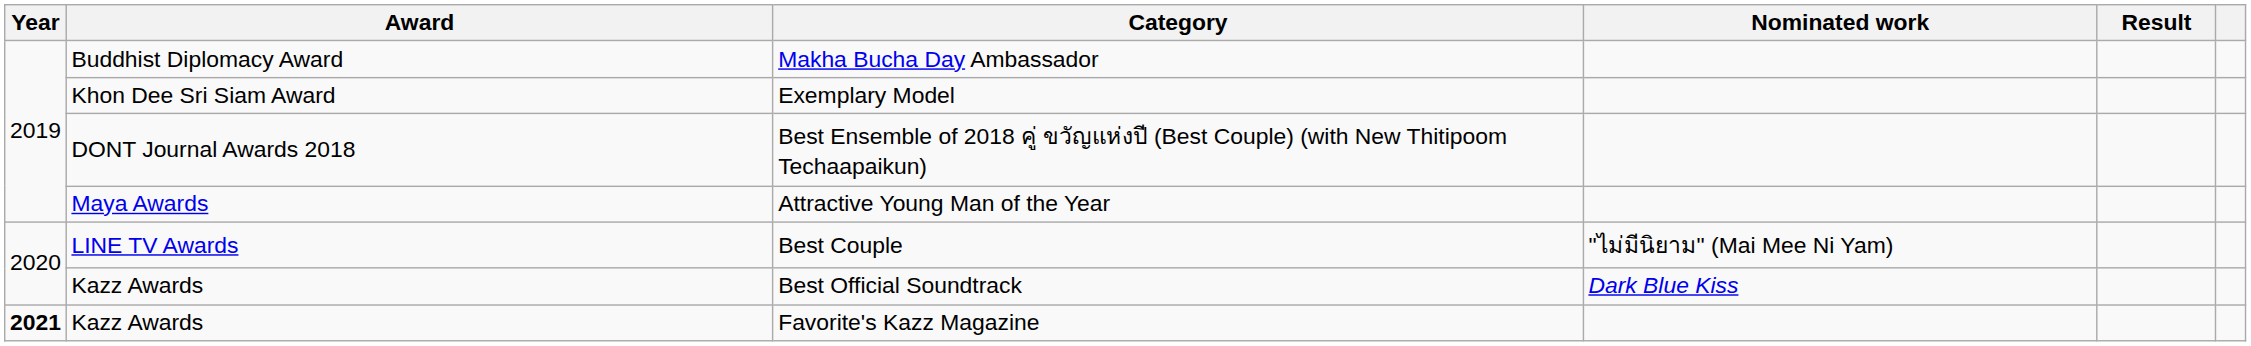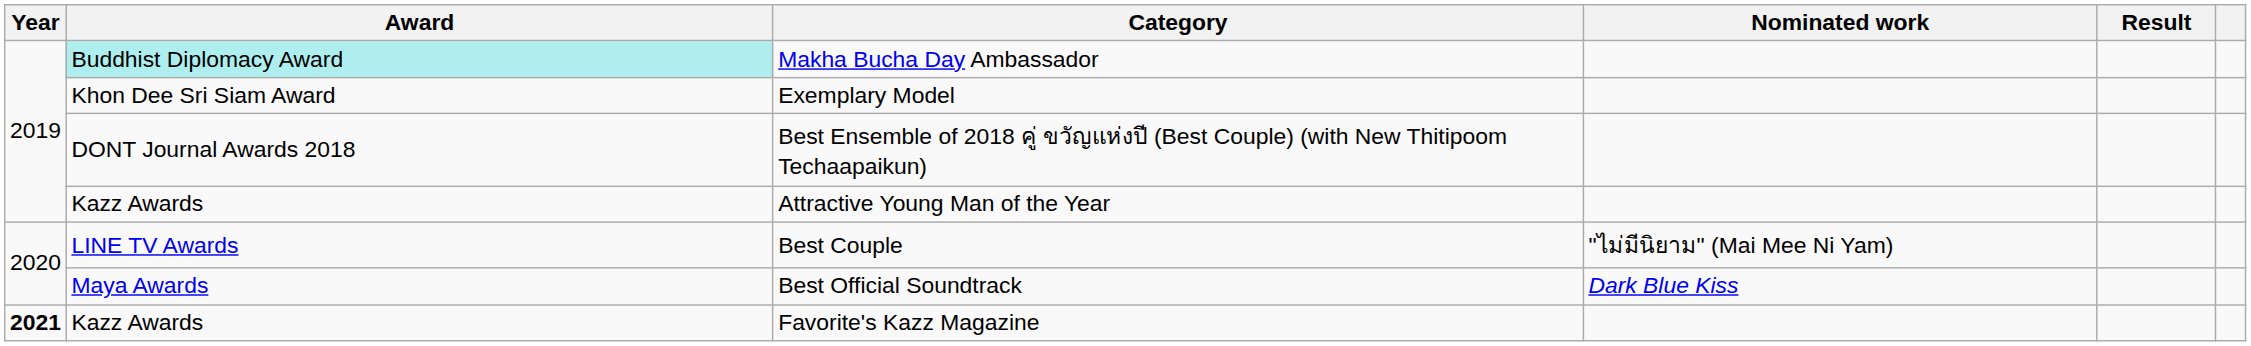(207, 58) no background -> (207, 58) paleturquoise background
(140, 203) Maya Awards -> (137, 203) Kazz Awards
(137, 286) Kazz Awards -> (140, 286) Maya Awards
